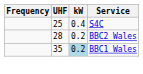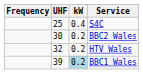(58, 37) 28 -> (58, 37) 30
+ row: (111, 50)
(58, 50) 35 -> (58, 62) 39
